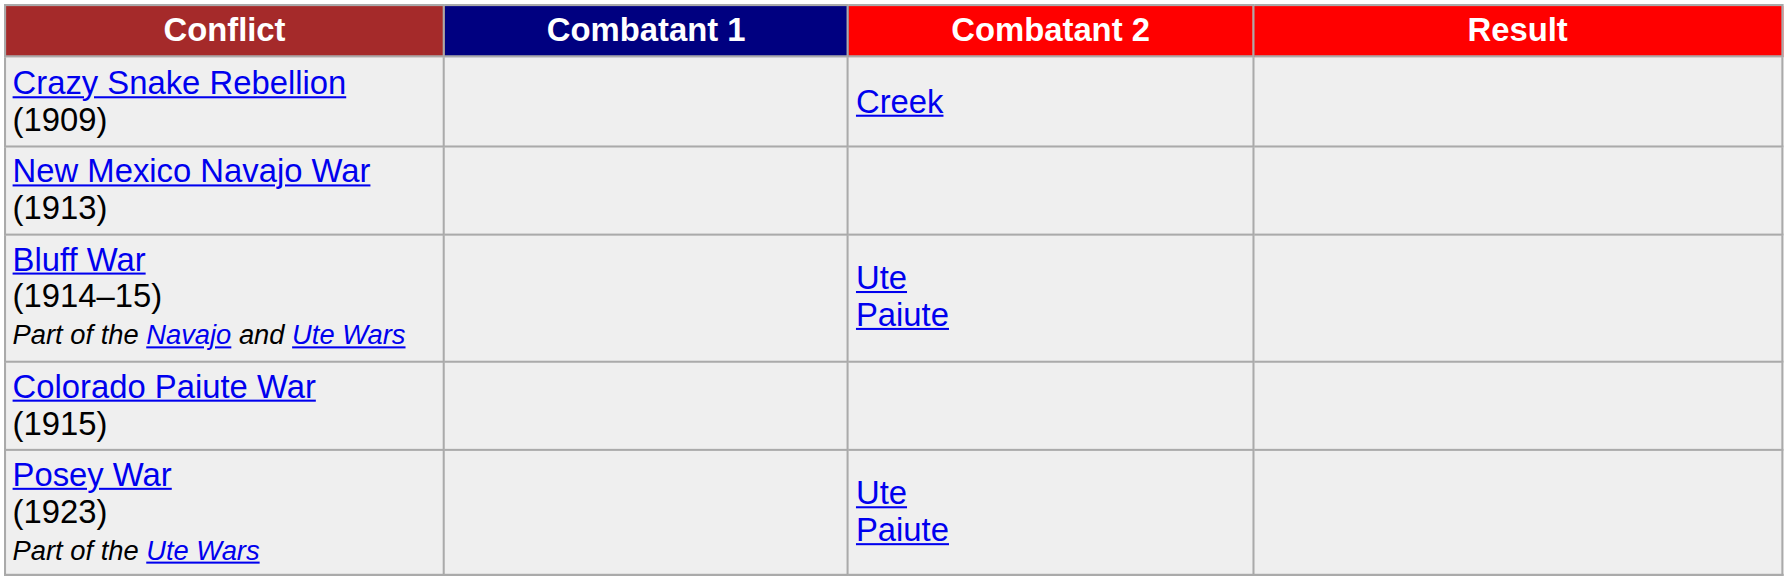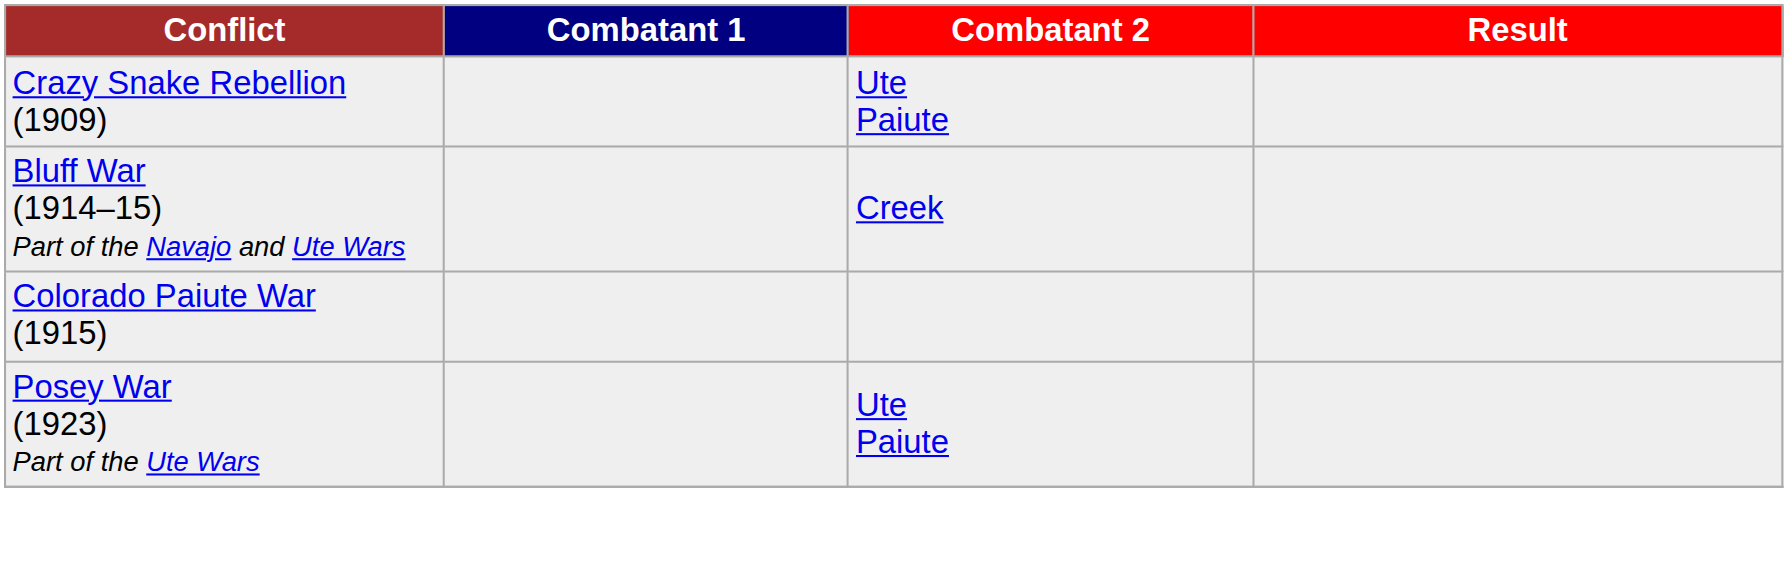(900, 100) Creek -> (902, 100) Ute Paiute
- row: (192, 189)
(902, 297) Ute Paiute -> (900, 208) Creek
